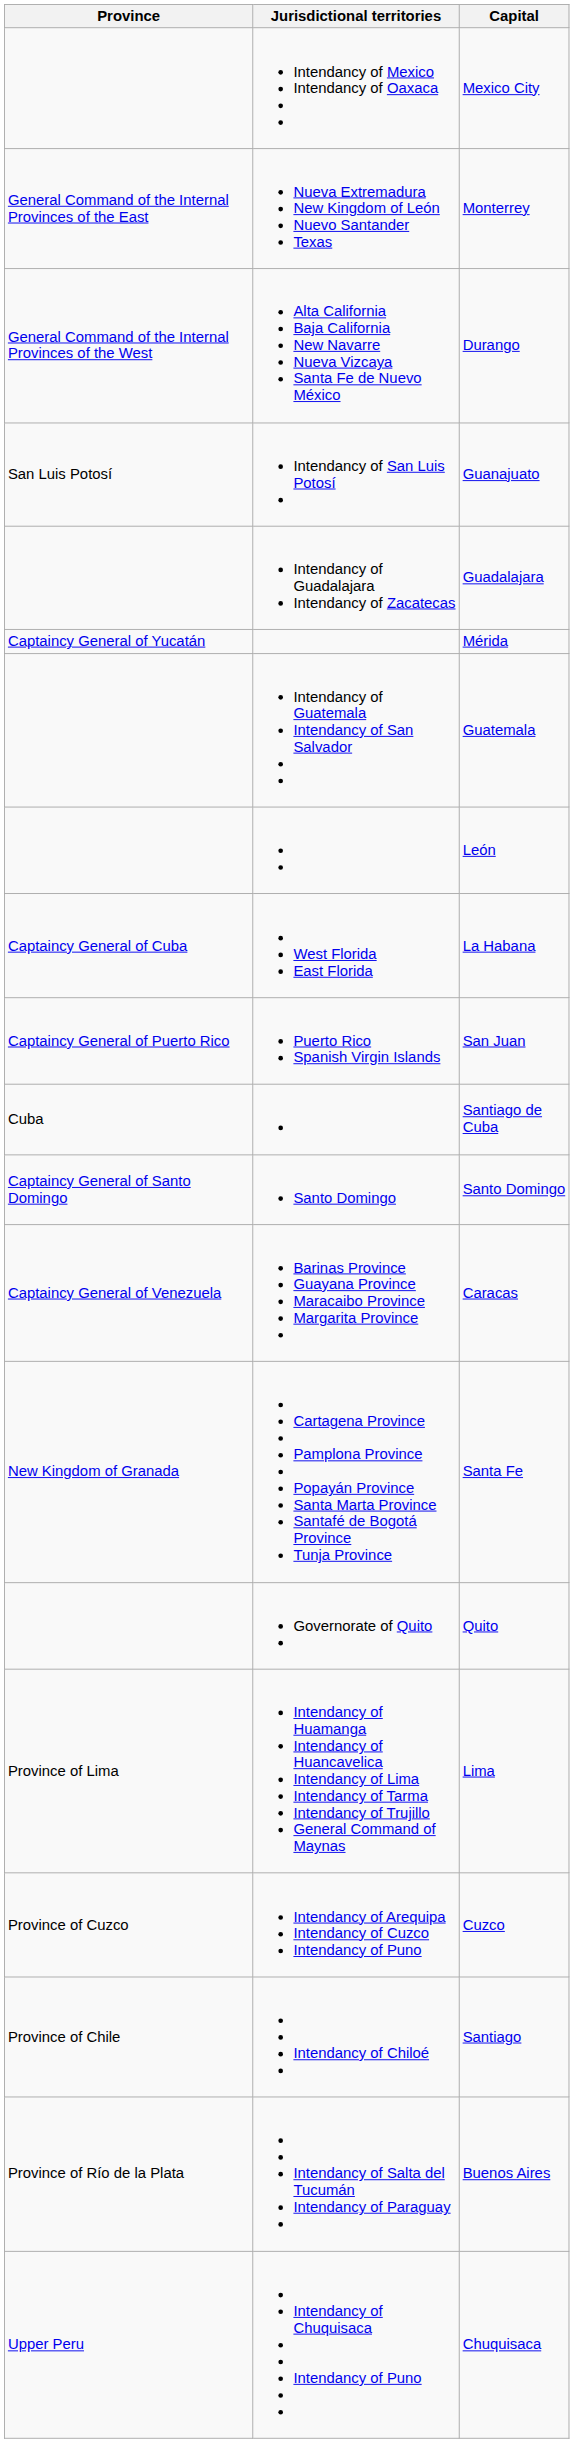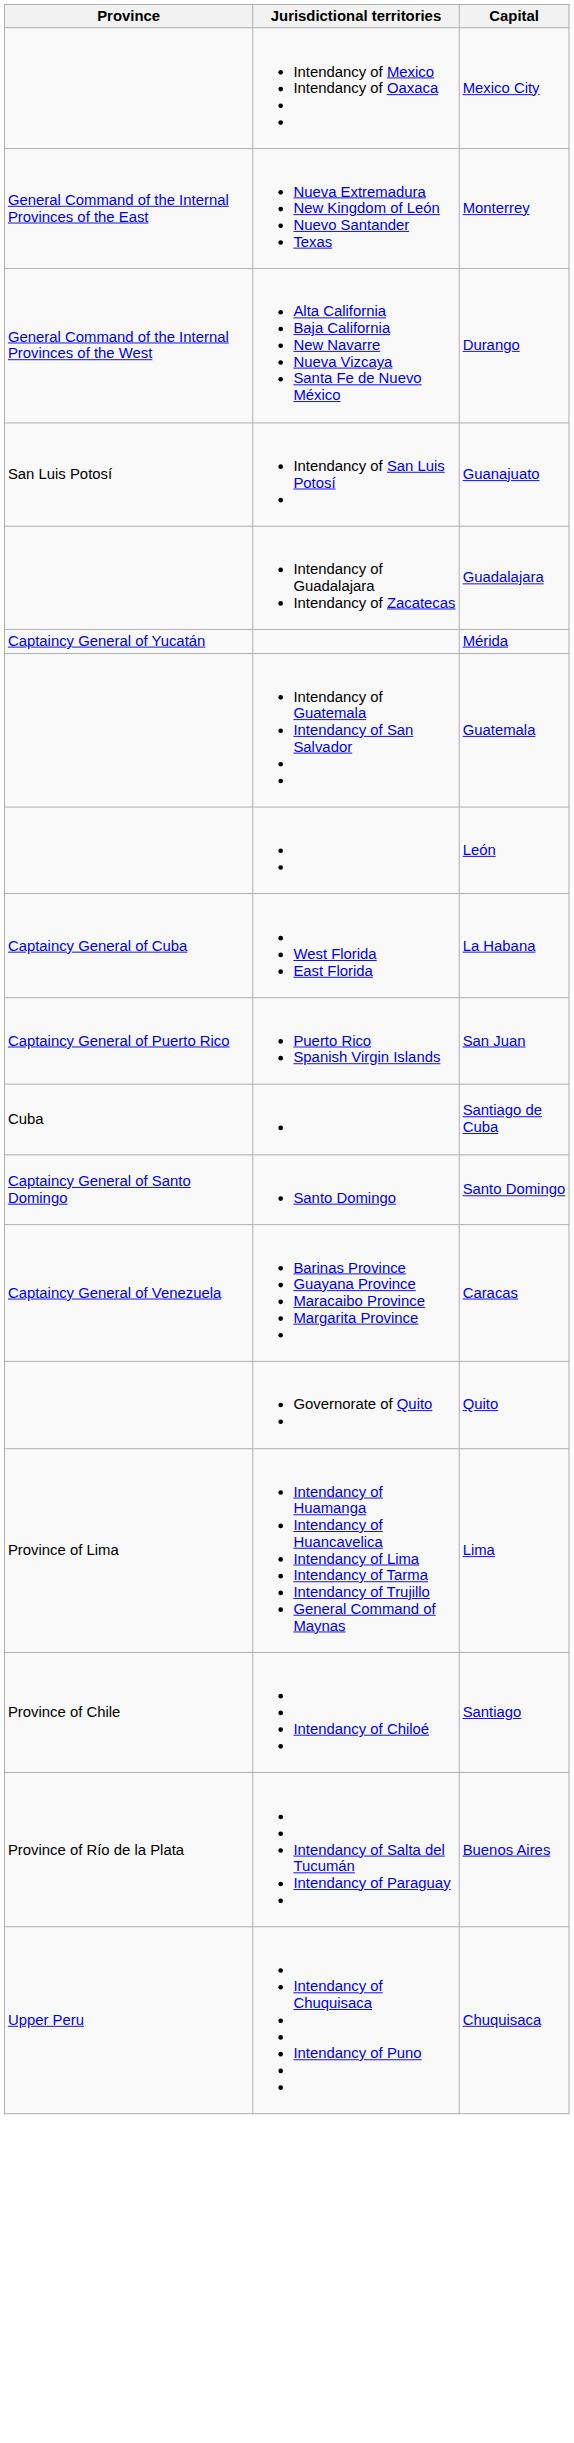- row: (493, 1471)
- row: (484, 1925)
